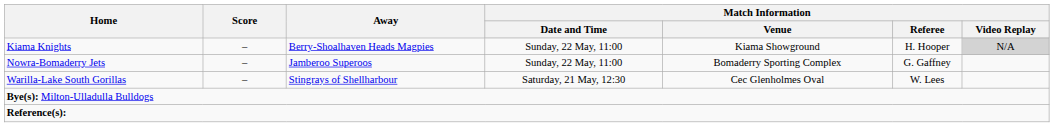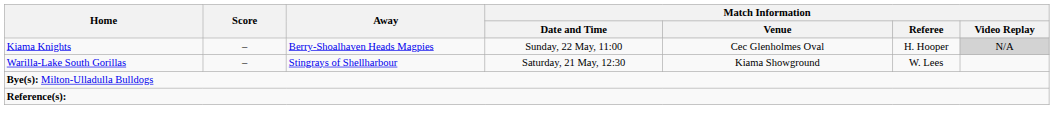(777, 46) Kiama Showground -> (777, 46) Cec Glenholmes Oval
- row: (56, 63)
(777, 79) Cec Glenholmes Oval -> (777, 63) Kiama Showground
